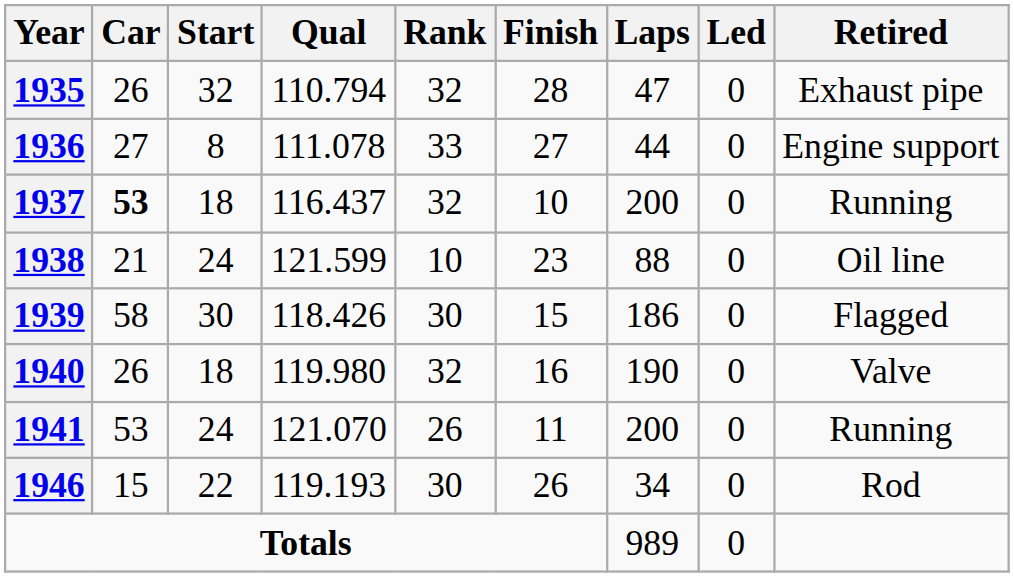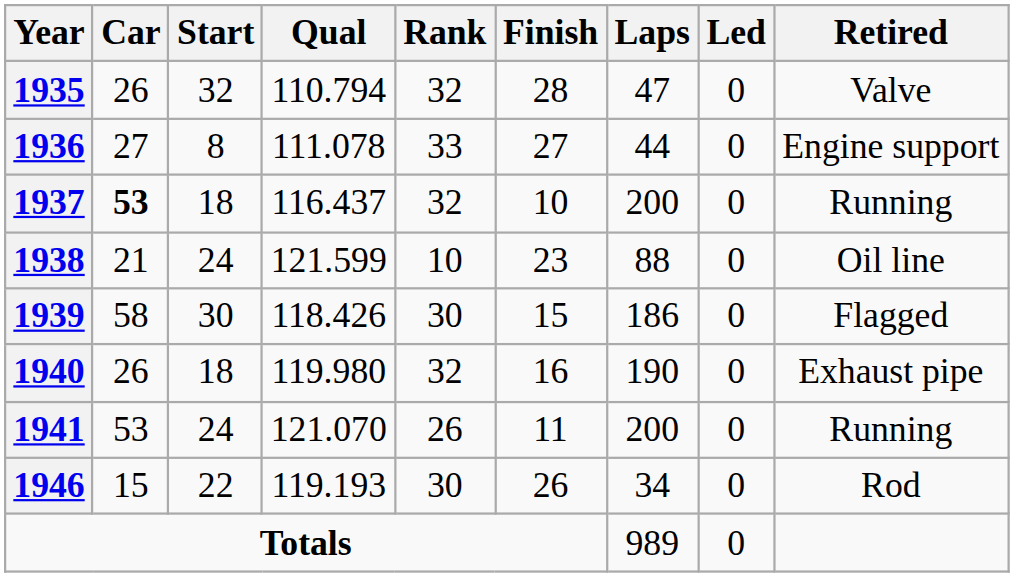(891, 89) Exhaust pipe -> (891, 89) Valve
(891, 372) Valve -> (891, 372) Exhaust pipe
